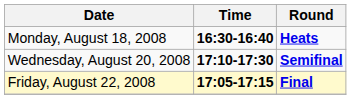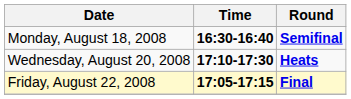(299, 37) Heats -> (311, 37) Semifinal
(311, 60) Semifinal -> (299, 60) Heats
